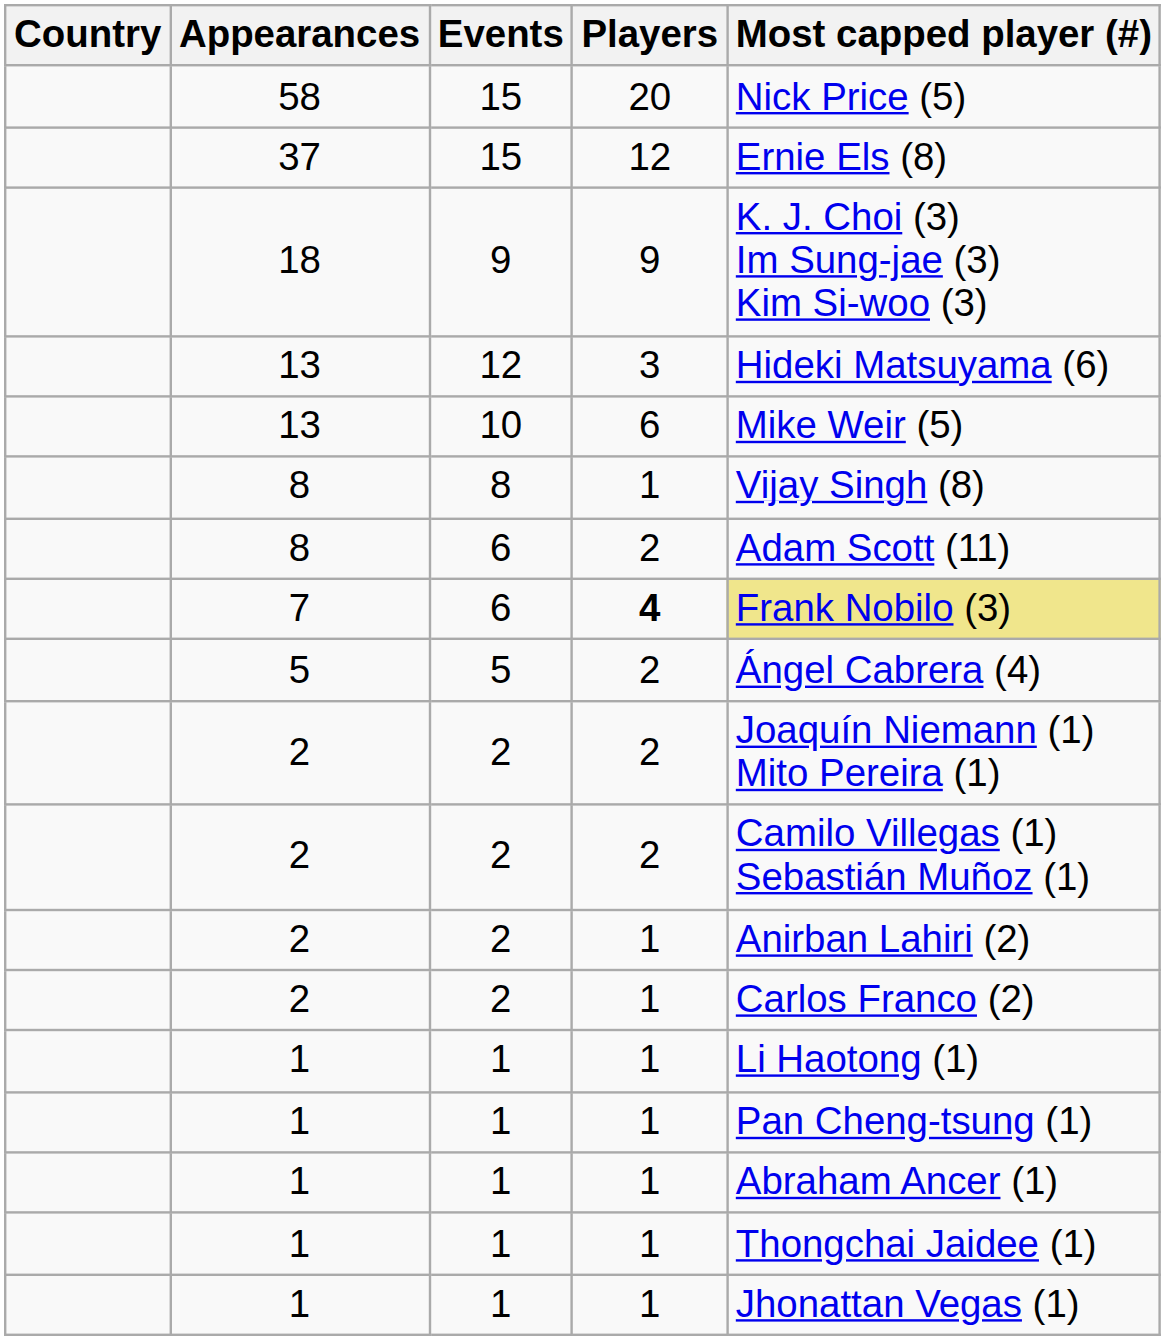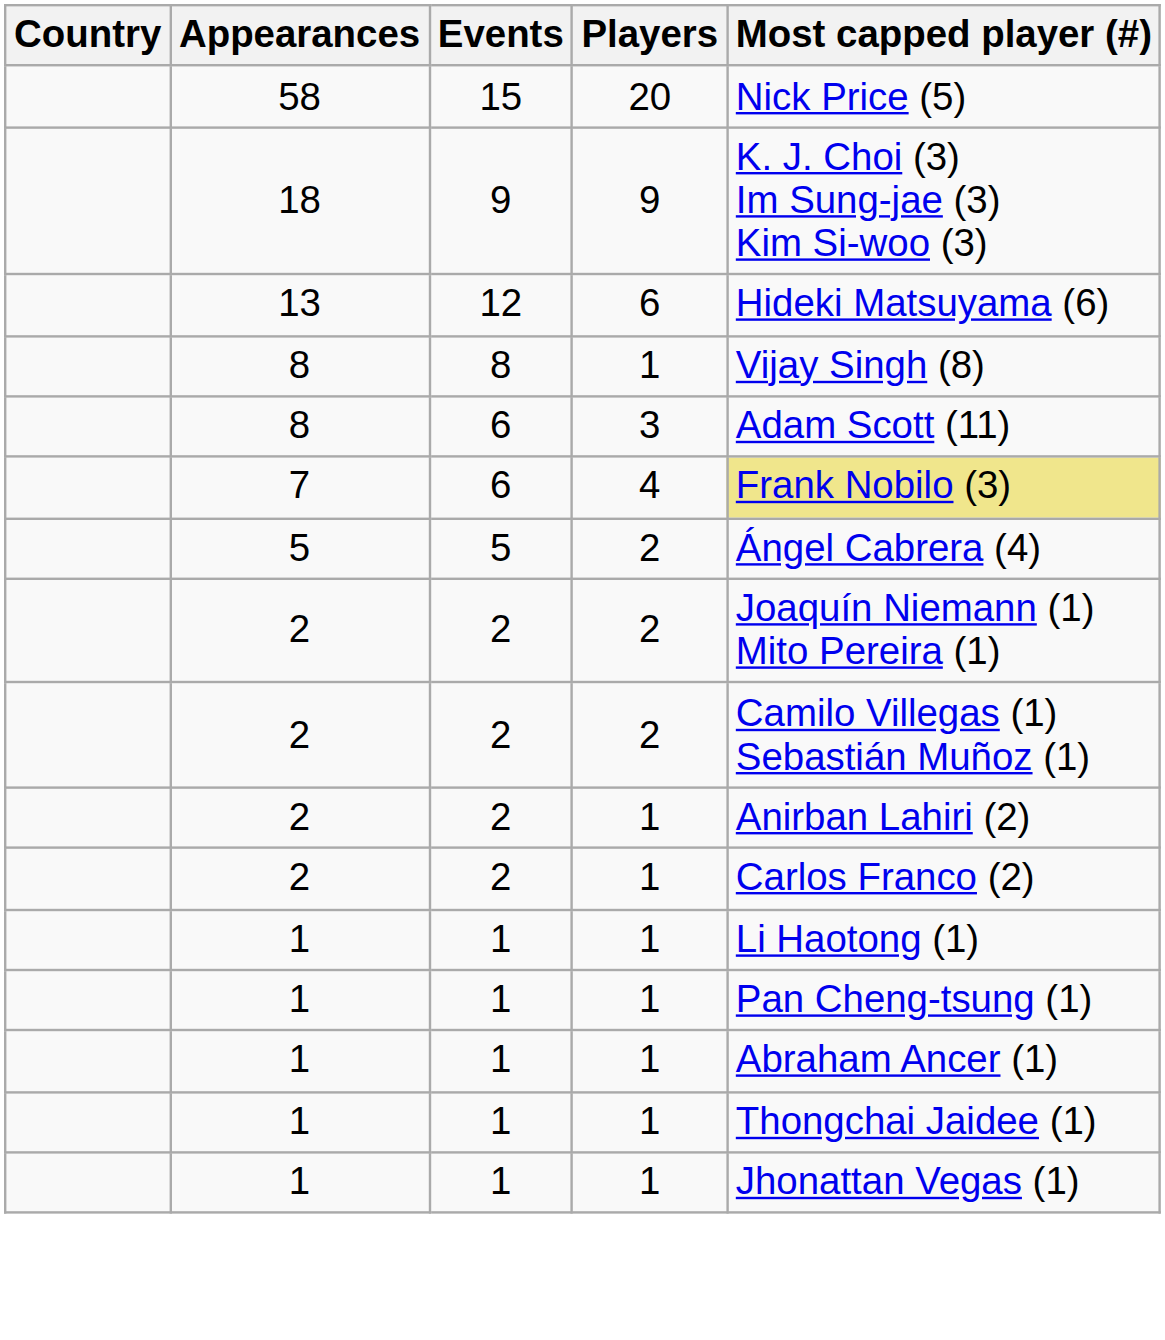- row: (300, 156)
(650, 364) 3 -> (650, 304) 6
- row: (300, 425)
(650, 547) 2 -> (650, 425) 3
(650, 608) bold -> (650, 486) normal
